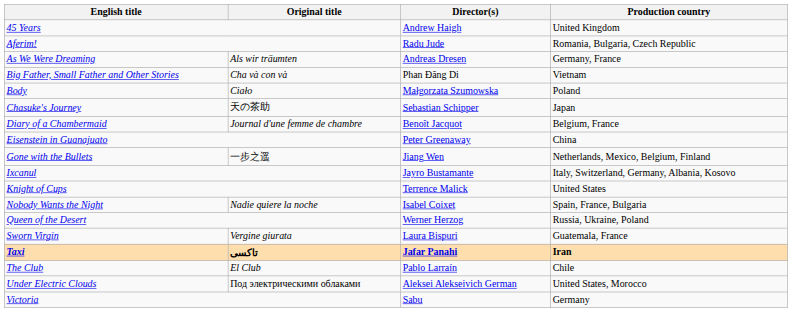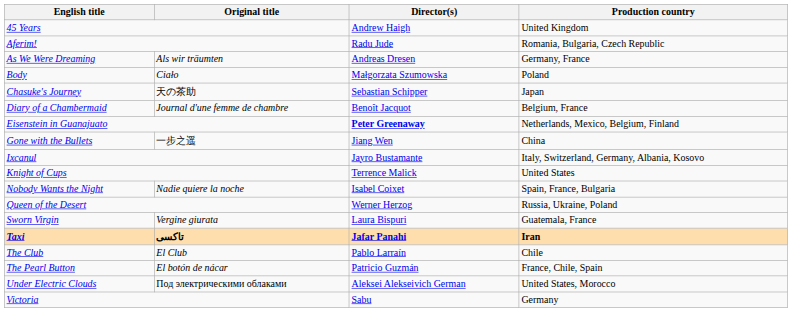- row: (93, 75)
(437, 140) normal -> (388, 124) bold
(565, 140) China -> (600, 124) Netherlands, Mexico, Belgium, Finland
(632, 156) Netherlands, Mexico, Belgium, Finland -> (533, 141) China
+ row: (41, 268)
